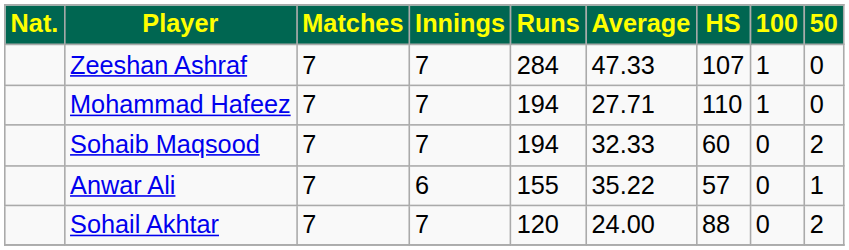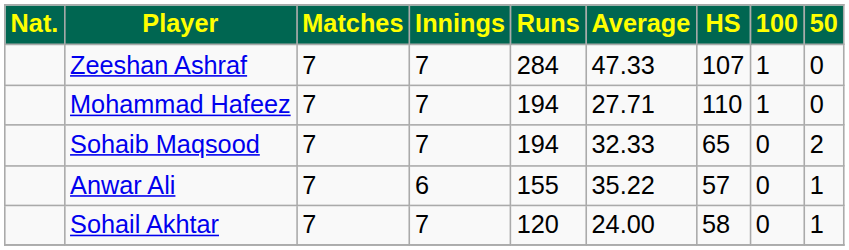(716, 144) 60 -> (716, 144) 65
(716, 225) 88 -> (716, 225) 58
(817, 225) 2 -> (817, 225) 1
